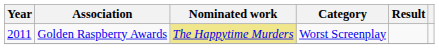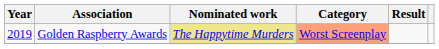(19, 33) 2011 -> (20, 33) 2019
(343, 33) no background -> (343, 33) lightsalmon background
